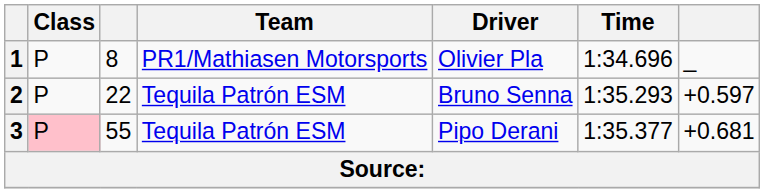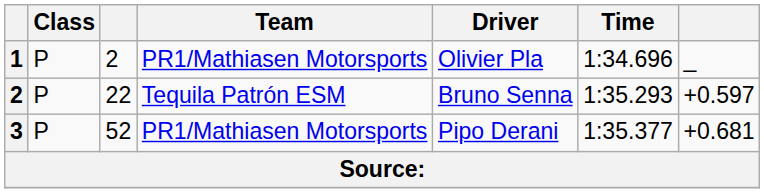(112, 59) 8 -> (112, 59) 2
(41, 132) pink background -> (41, 132) no background
(118, 132) 55 -> (118, 132) 52
(244, 132) Tequila Patrón ESM -> (285, 132) PR1/Mathiasen Motorsports
